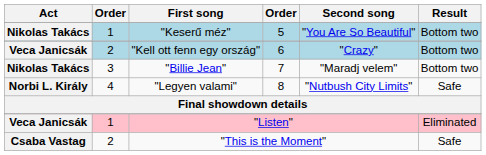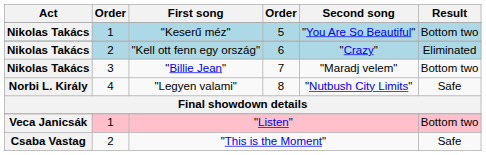(48, 50) Veca Janicsák -> (48, 50) Nikolas Takács
(450, 50) Bottom two -> (450, 50) Eliminated
(450, 123) Eliminated -> (450, 123) Bottom two
